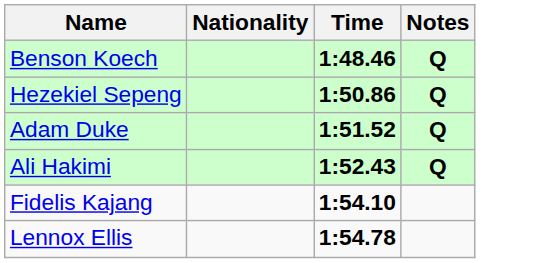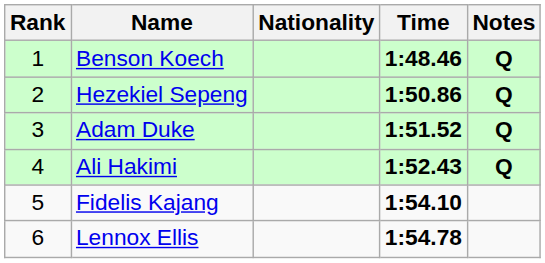+ column: (38, 22)
